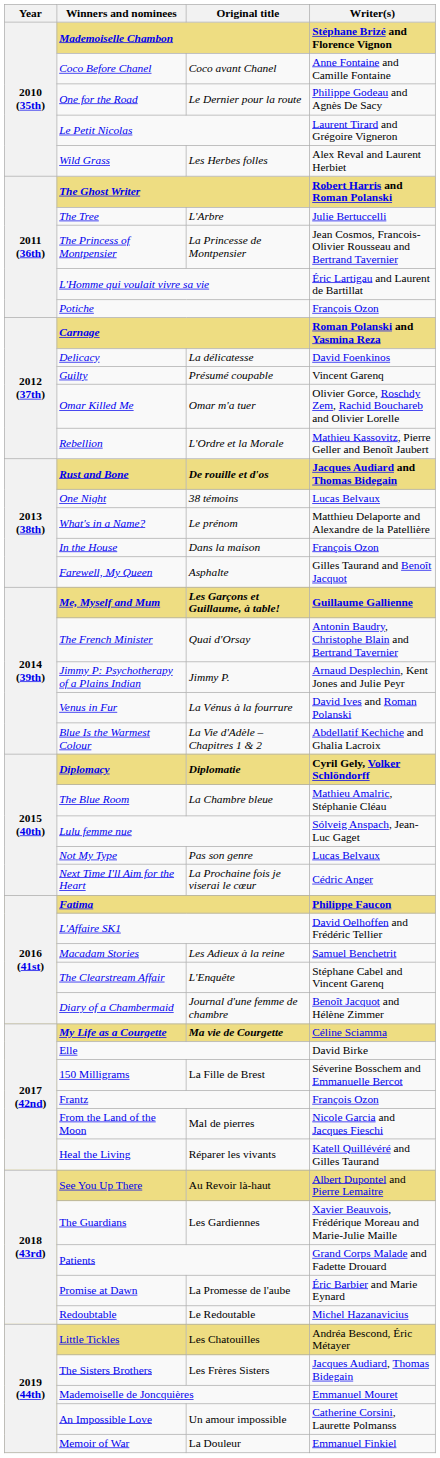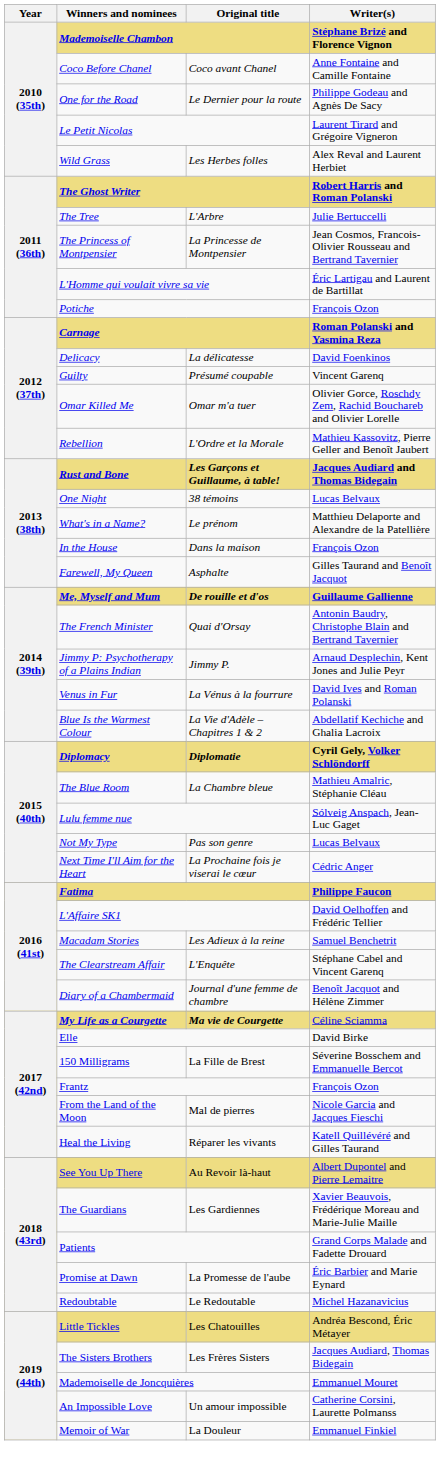(229, 474) De rouille et d'os -> (234, 474) Les Garçons et Guillaume, à table!
(234, 602) Les Garçons et Guillaume, à table! -> (229, 596) De rouille et d'os
